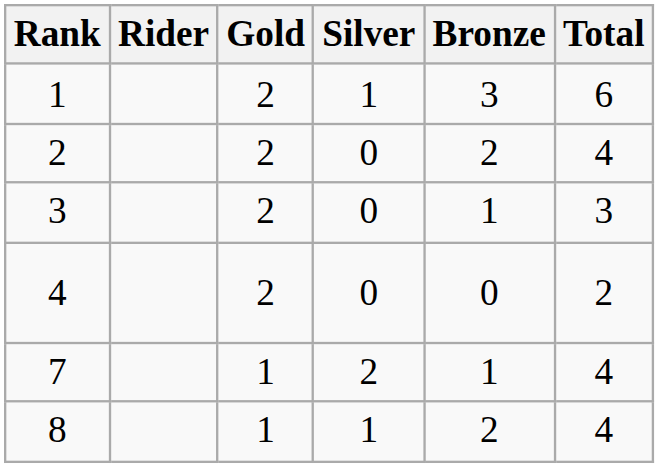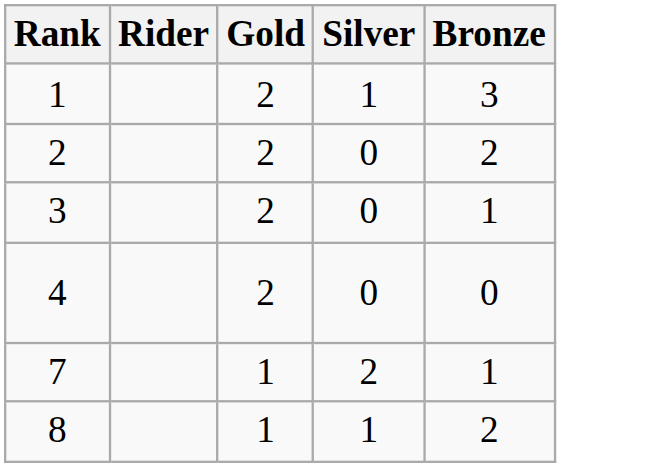- column: (604, 34)
